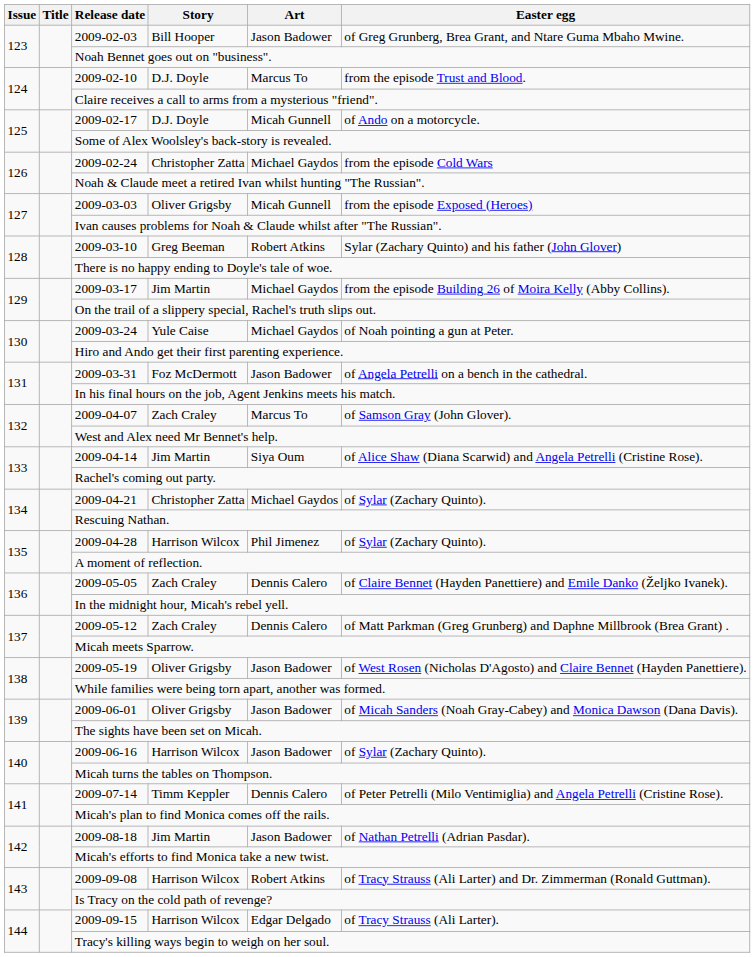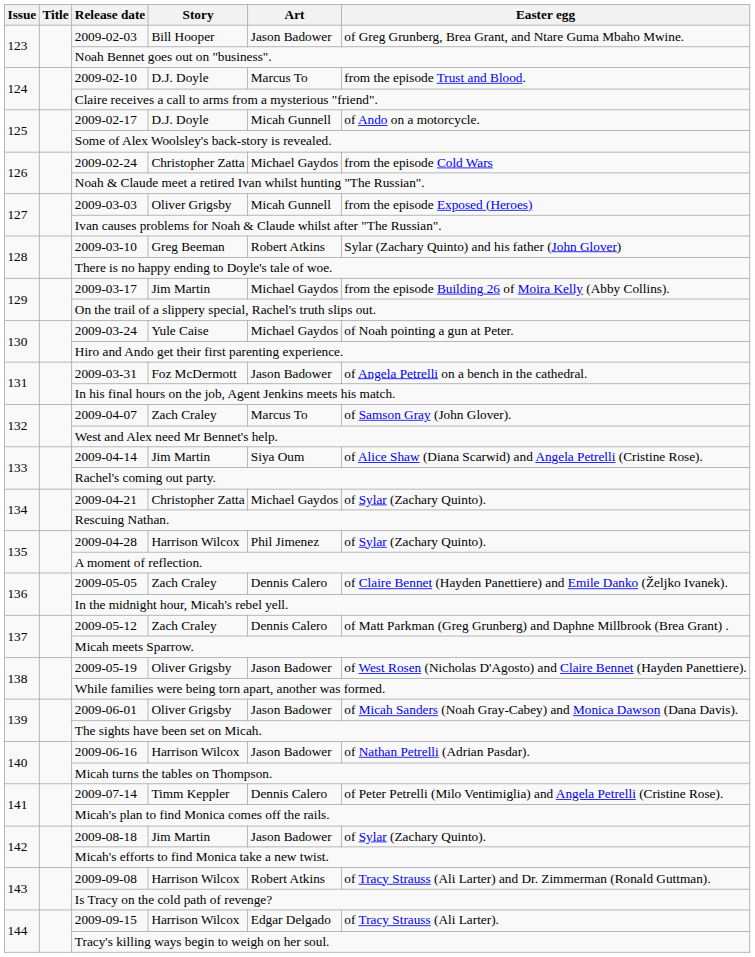(415, 752) of Sylar (Zachary Quinto). -> (437, 752) of Nathan Petrelli (Adrian Pasdar).
(437, 836) of Nathan Petrelli (Adrian Pasdar). -> (415, 836) of Sylar (Zachary Quinto).
